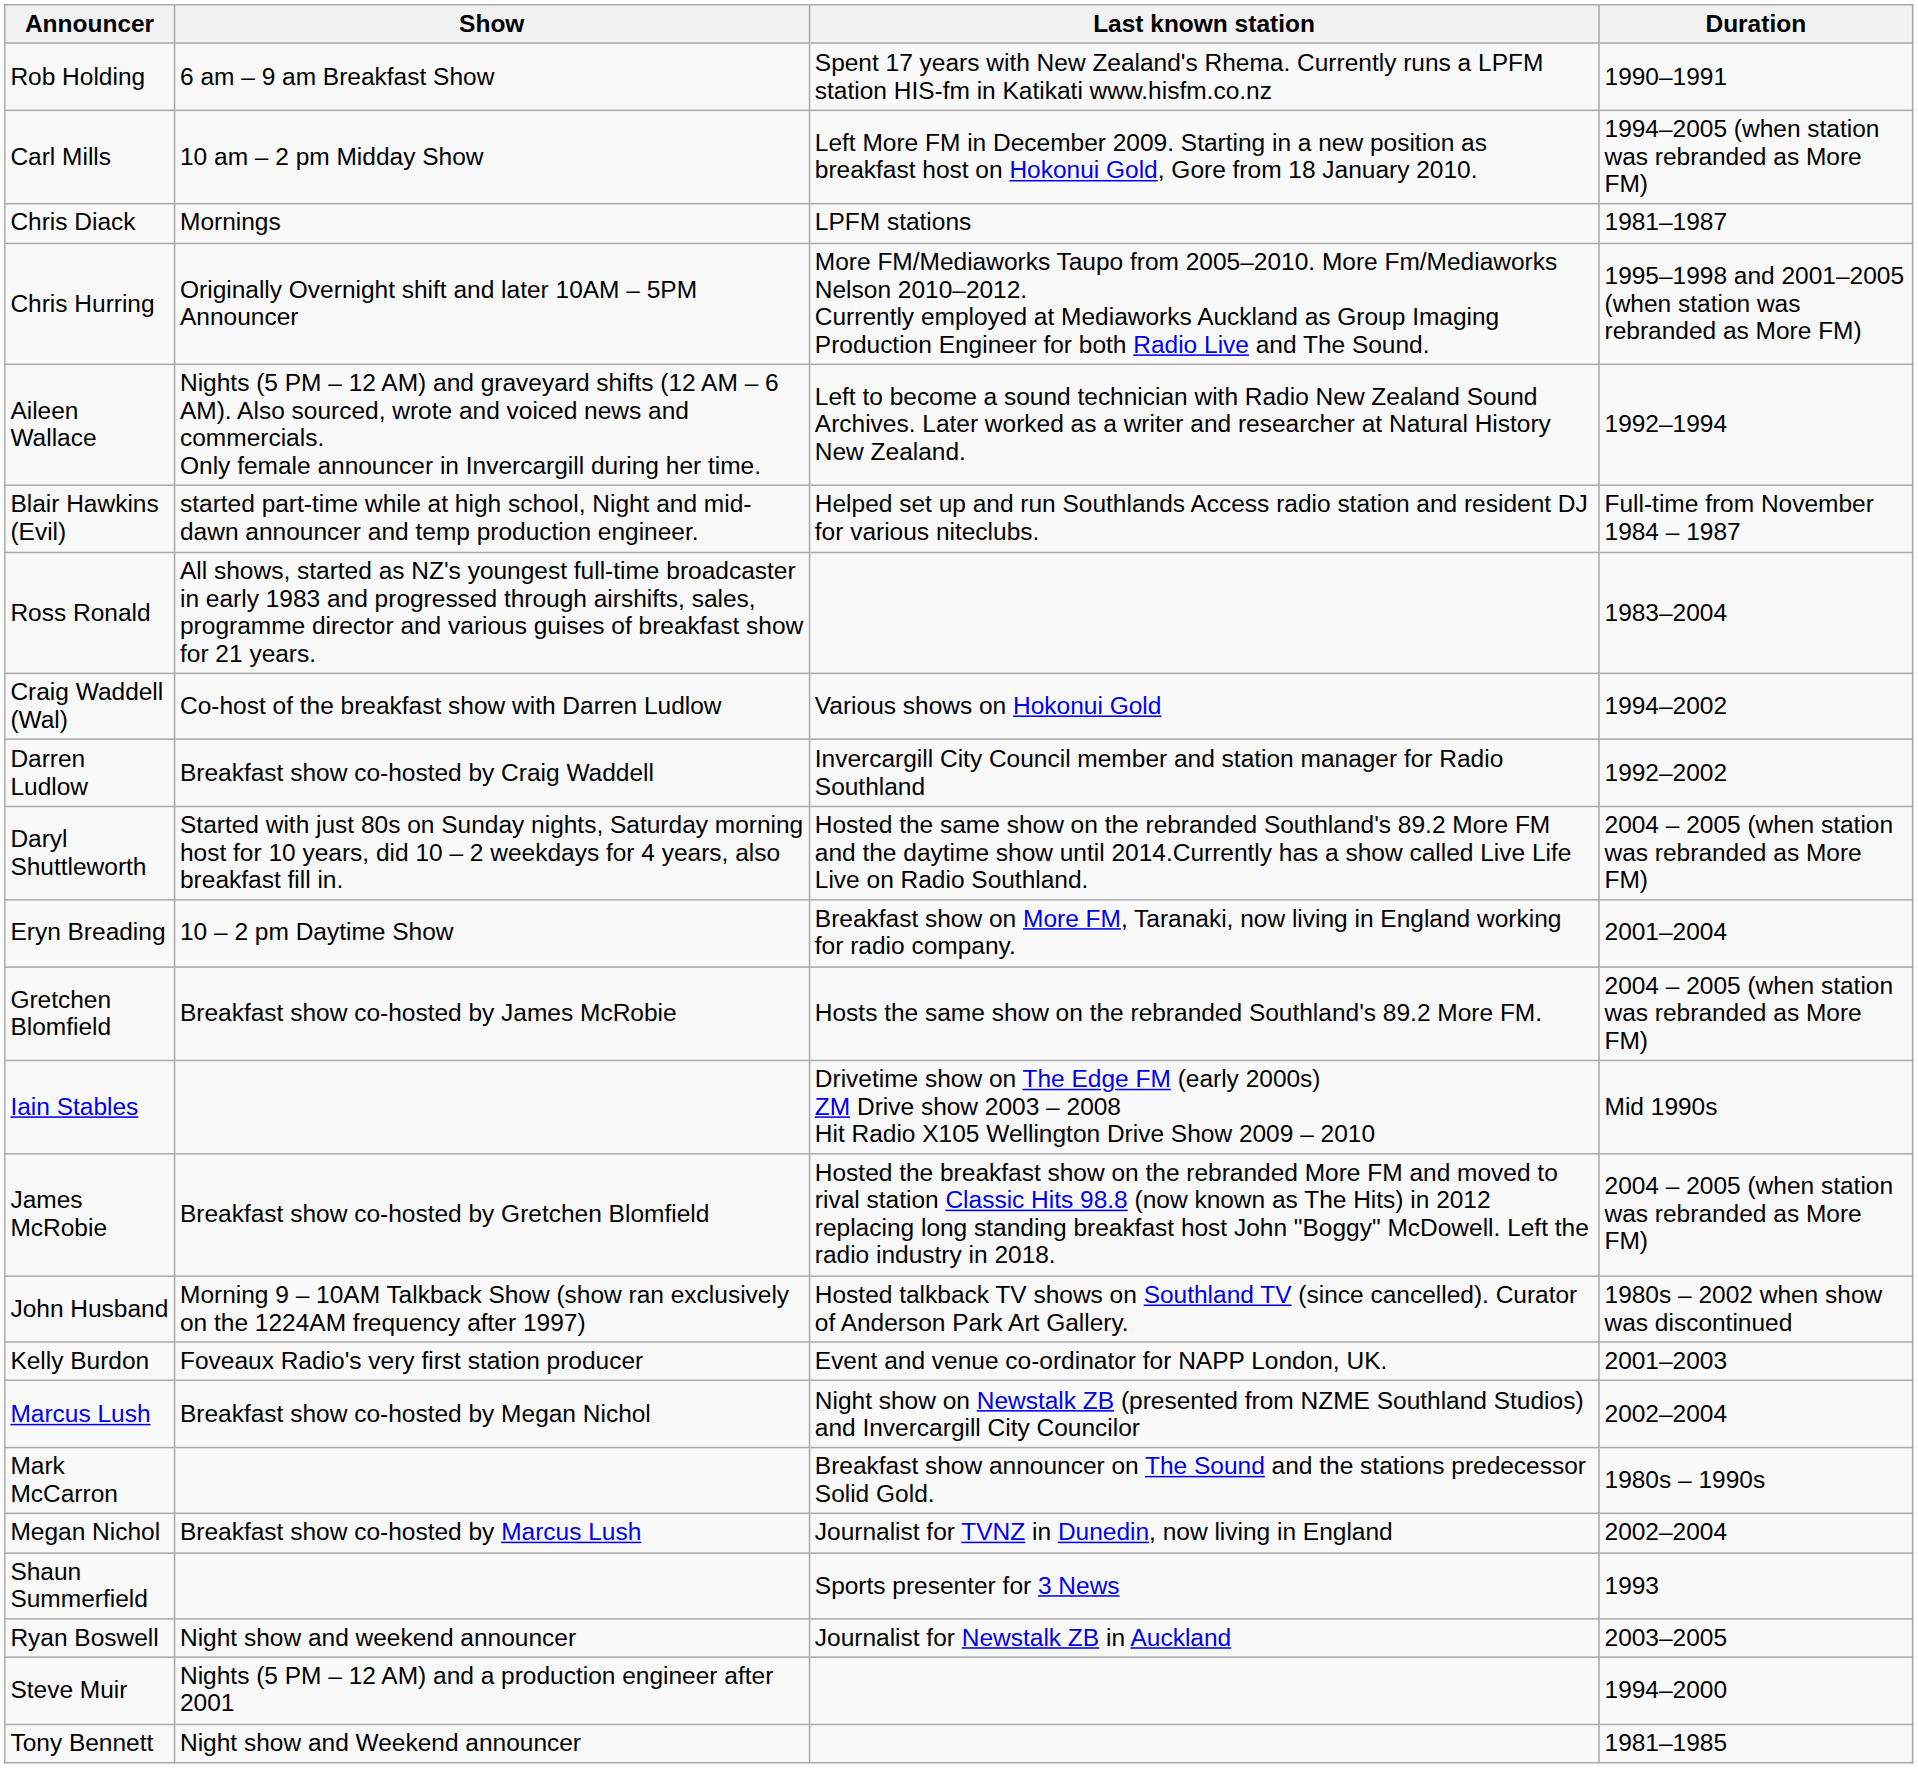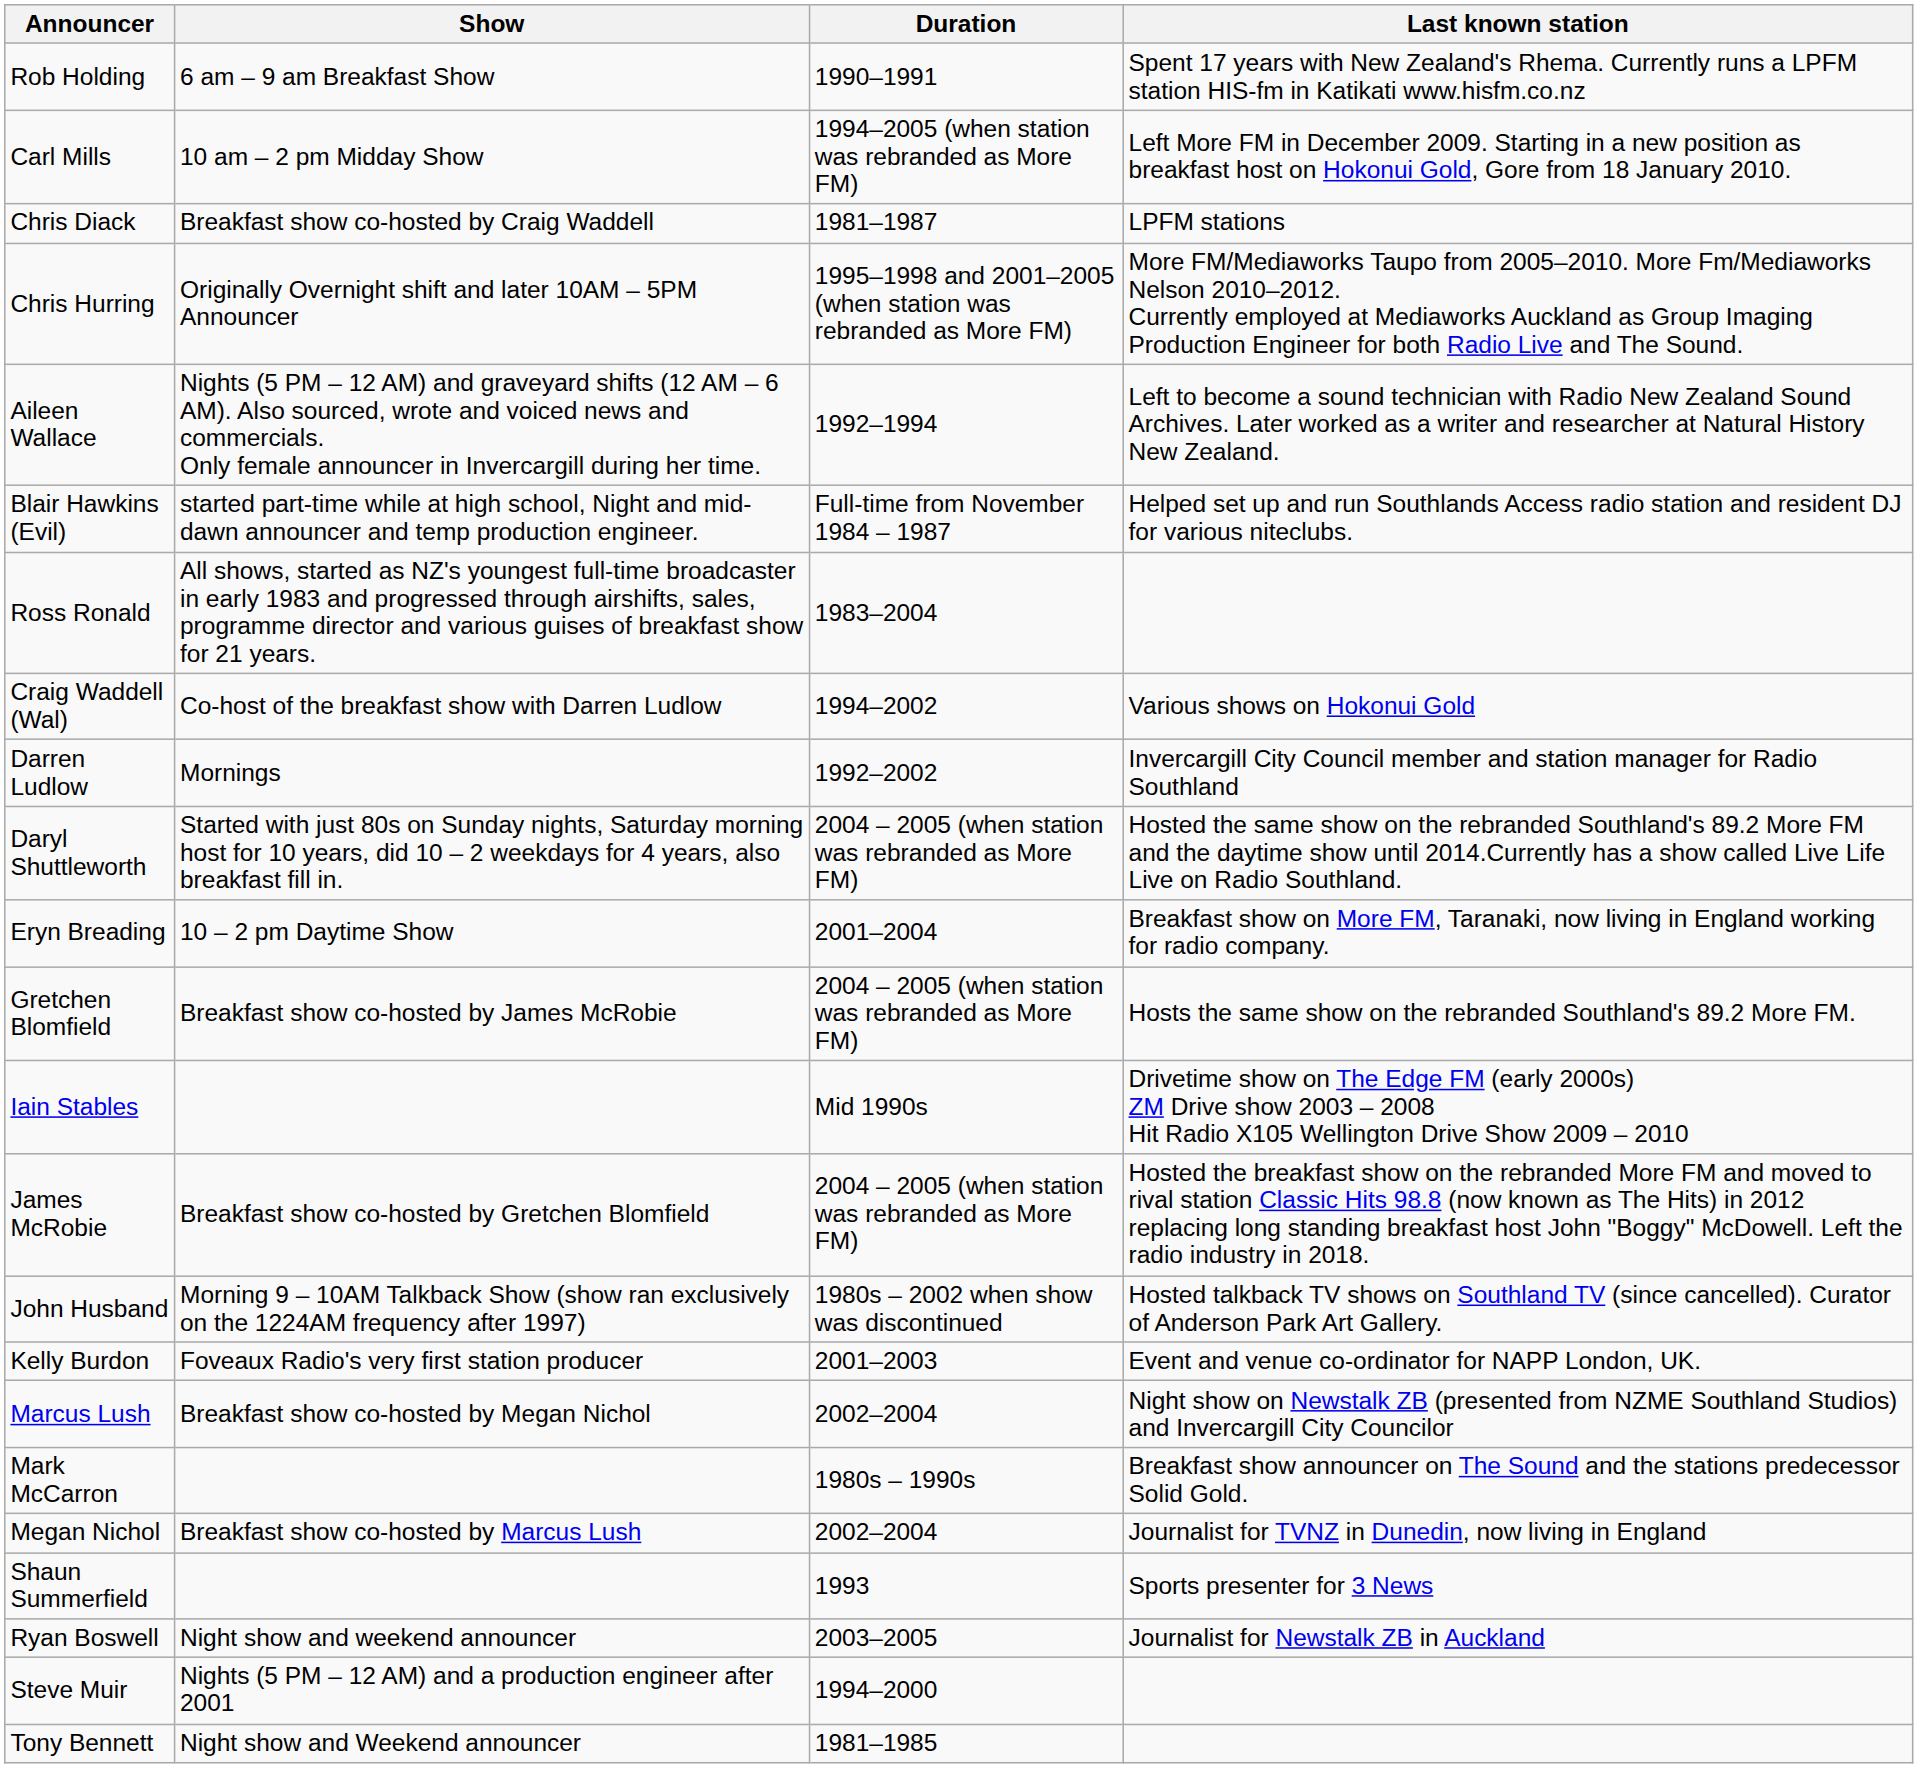columns swapped: (1756, 23) <-> (1204, 23)
(230, 223) Mornings -> (417, 223) Breakfast show co-hosted by Craig Waddell
(417, 772) Breakfast show co-hosted by Craig Waddell -> (230, 772) Mornings
